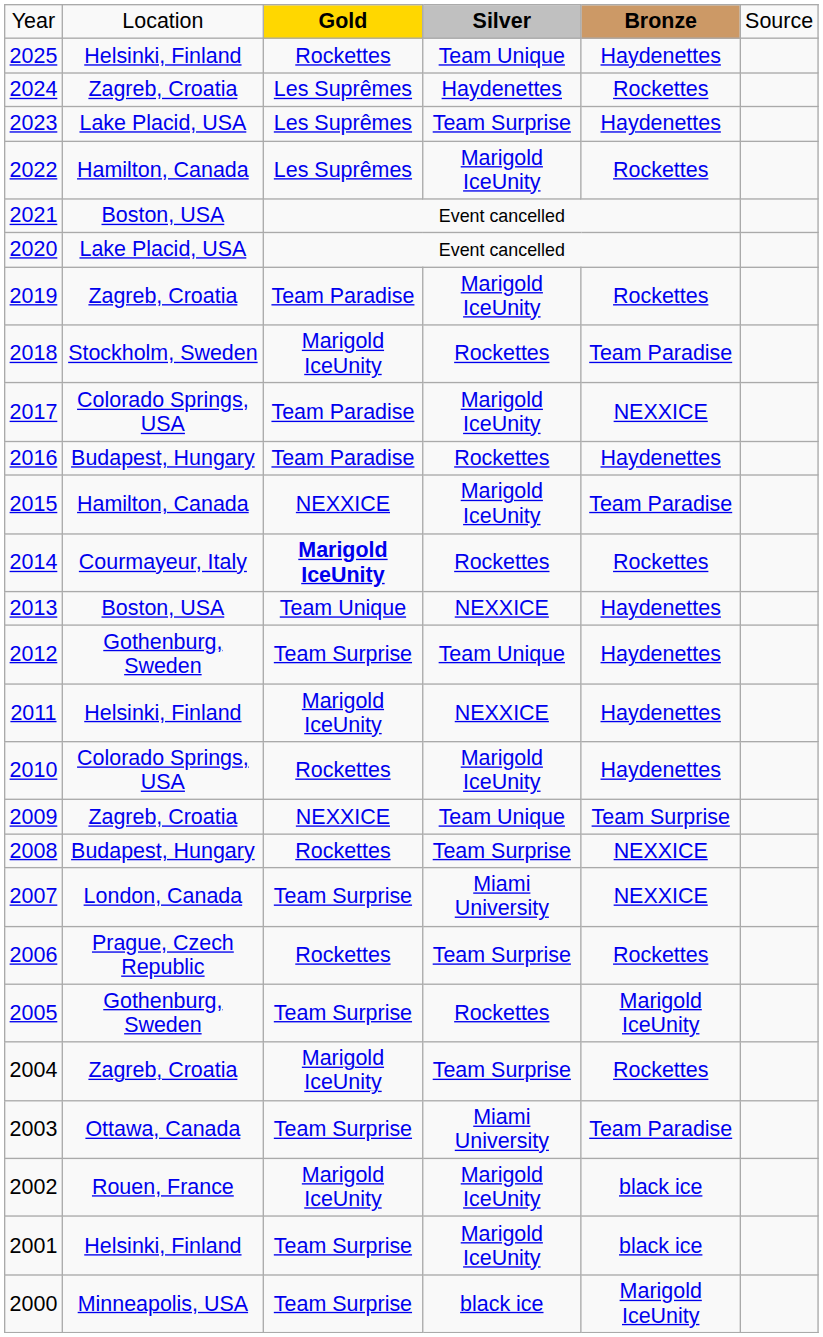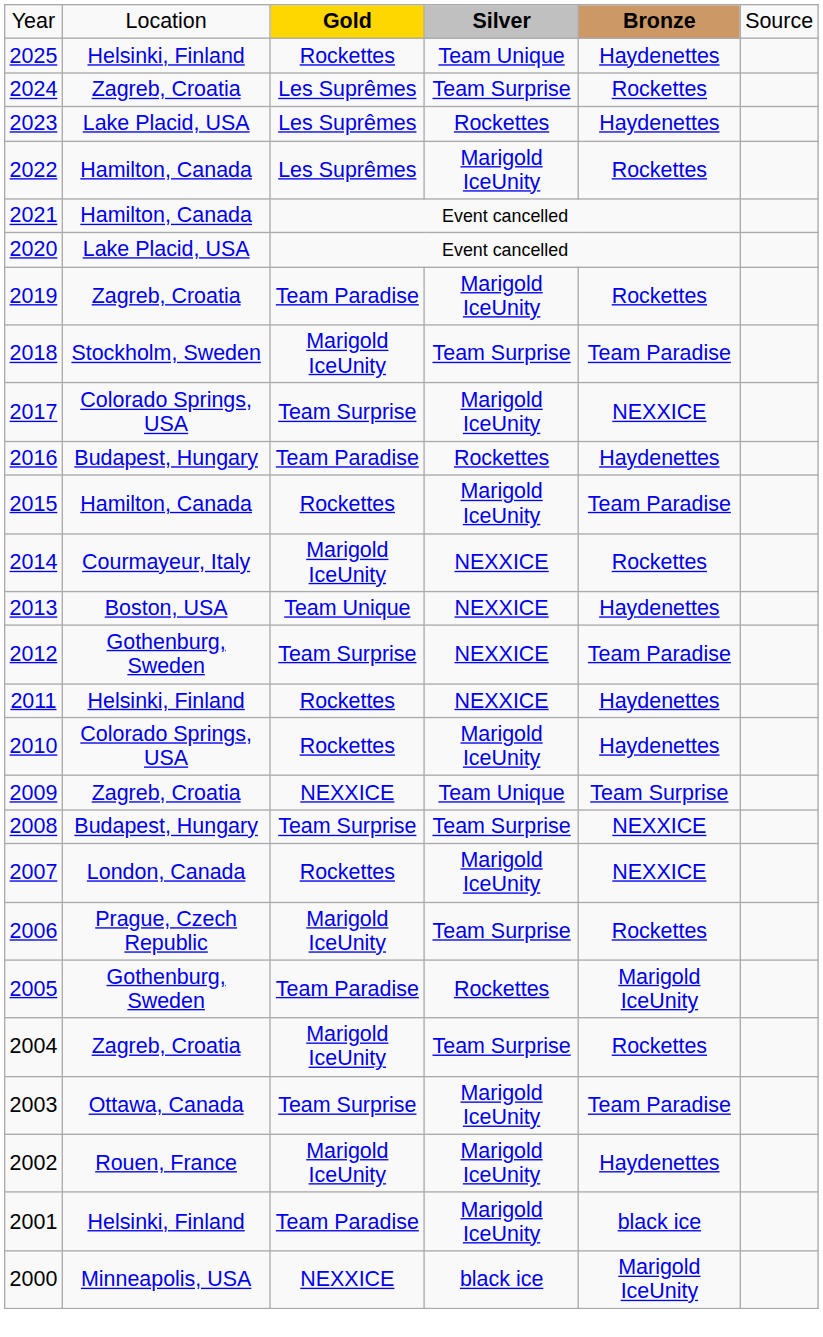(502, 89) Haydenettes -> (502, 89) Team Surprise
(502, 123) Team Surprise -> (502, 123) Rockettes
(163, 215) Boston, USA -> (166, 215) Hamilton, Canada
(502, 353) Rockettes -> (502, 353) Team Surprise
(343, 411) Team Paradise -> (347, 411) Team Surprise
(343, 504) NEXXICE -> (347, 504) Rockettes
(343, 562) bold -> (347, 562) normal
(502, 562) Rockettes -> (502, 562) NEXXICE
(502, 654) Team Unique -> (502, 654) NEXXICE
(661, 654) Haydenettes -> (659, 654) Team Paradise
(343, 712) Marigold IceUnity -> (347, 700) Rockettes
(343, 850) Rockettes -> (347, 826) Team Surprise
(343, 896) Team Surprise -> (347, 872) Rockettes
(502, 896) Miami University -> (502, 872) Marigold IceUnity
(343, 954) Rockettes -> (347, 930) Marigold IceUnity
(343, 1012) Team Surprise -> (347, 988) Team Paradise
(502, 1129) Miami University -> (502, 1105) Marigold IceUnity
(661, 1187) black ice -> (659, 1163) Haydenettes
(343, 1245) Team Surprise -> (347, 1221) Team Paradise
(343, 1303) Team Surprise -> (347, 1279) NEXXICE
